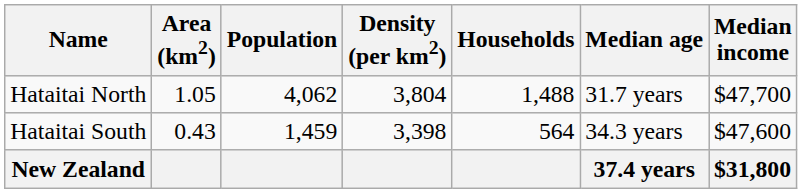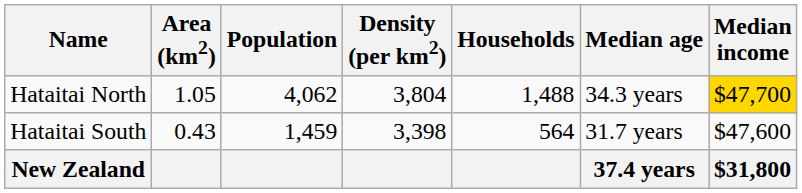(634, 93) 31.7 years -> (634, 93) 34.3 years
(752, 93) no background -> (752, 93) gold background
(634, 131) 34.3 years -> (634, 131) 31.7 years
